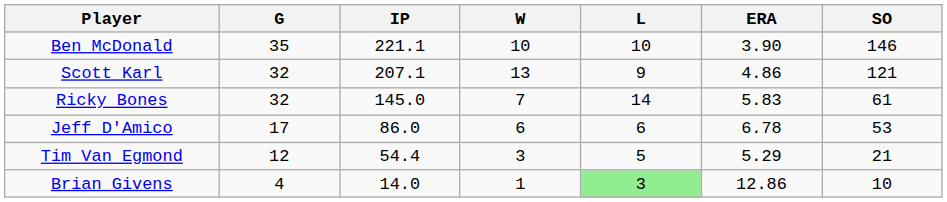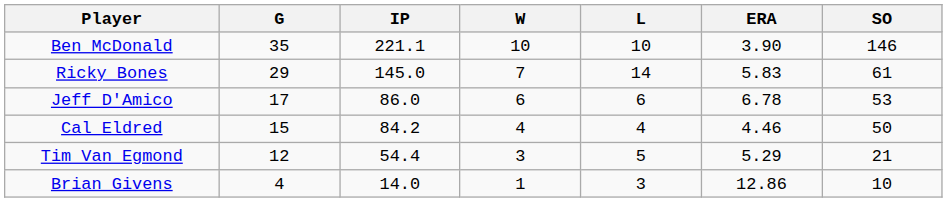- row: (112, 74)
(279, 101) 32 -> (279, 74) 29
+ row: (112, 129)
(641, 184) lightgreen background -> (641, 184) no background
